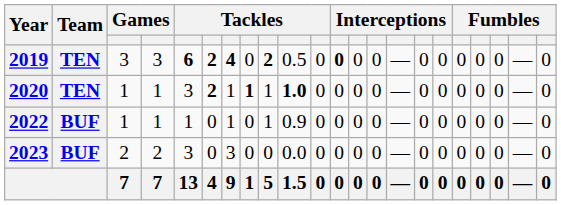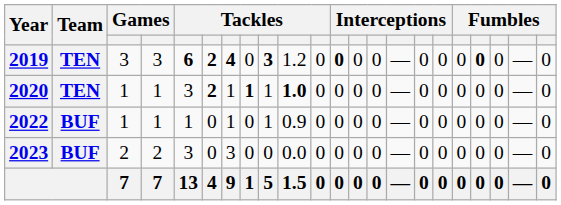(268, 59) 2 -> (268, 59) 3
(294, 59) 0.5 -> (294, 59) 1.2
(480, 59) normal -> (480, 59) bold
